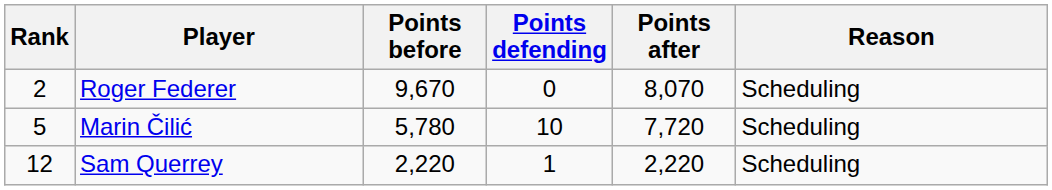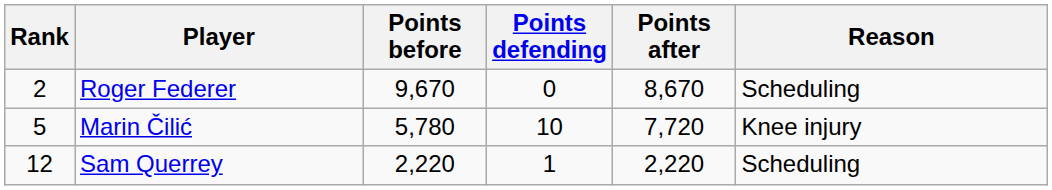(674, 88) 8,070 -> (674, 88) 8,670
(801, 126) Scheduling -> (801, 126) Knee injury
